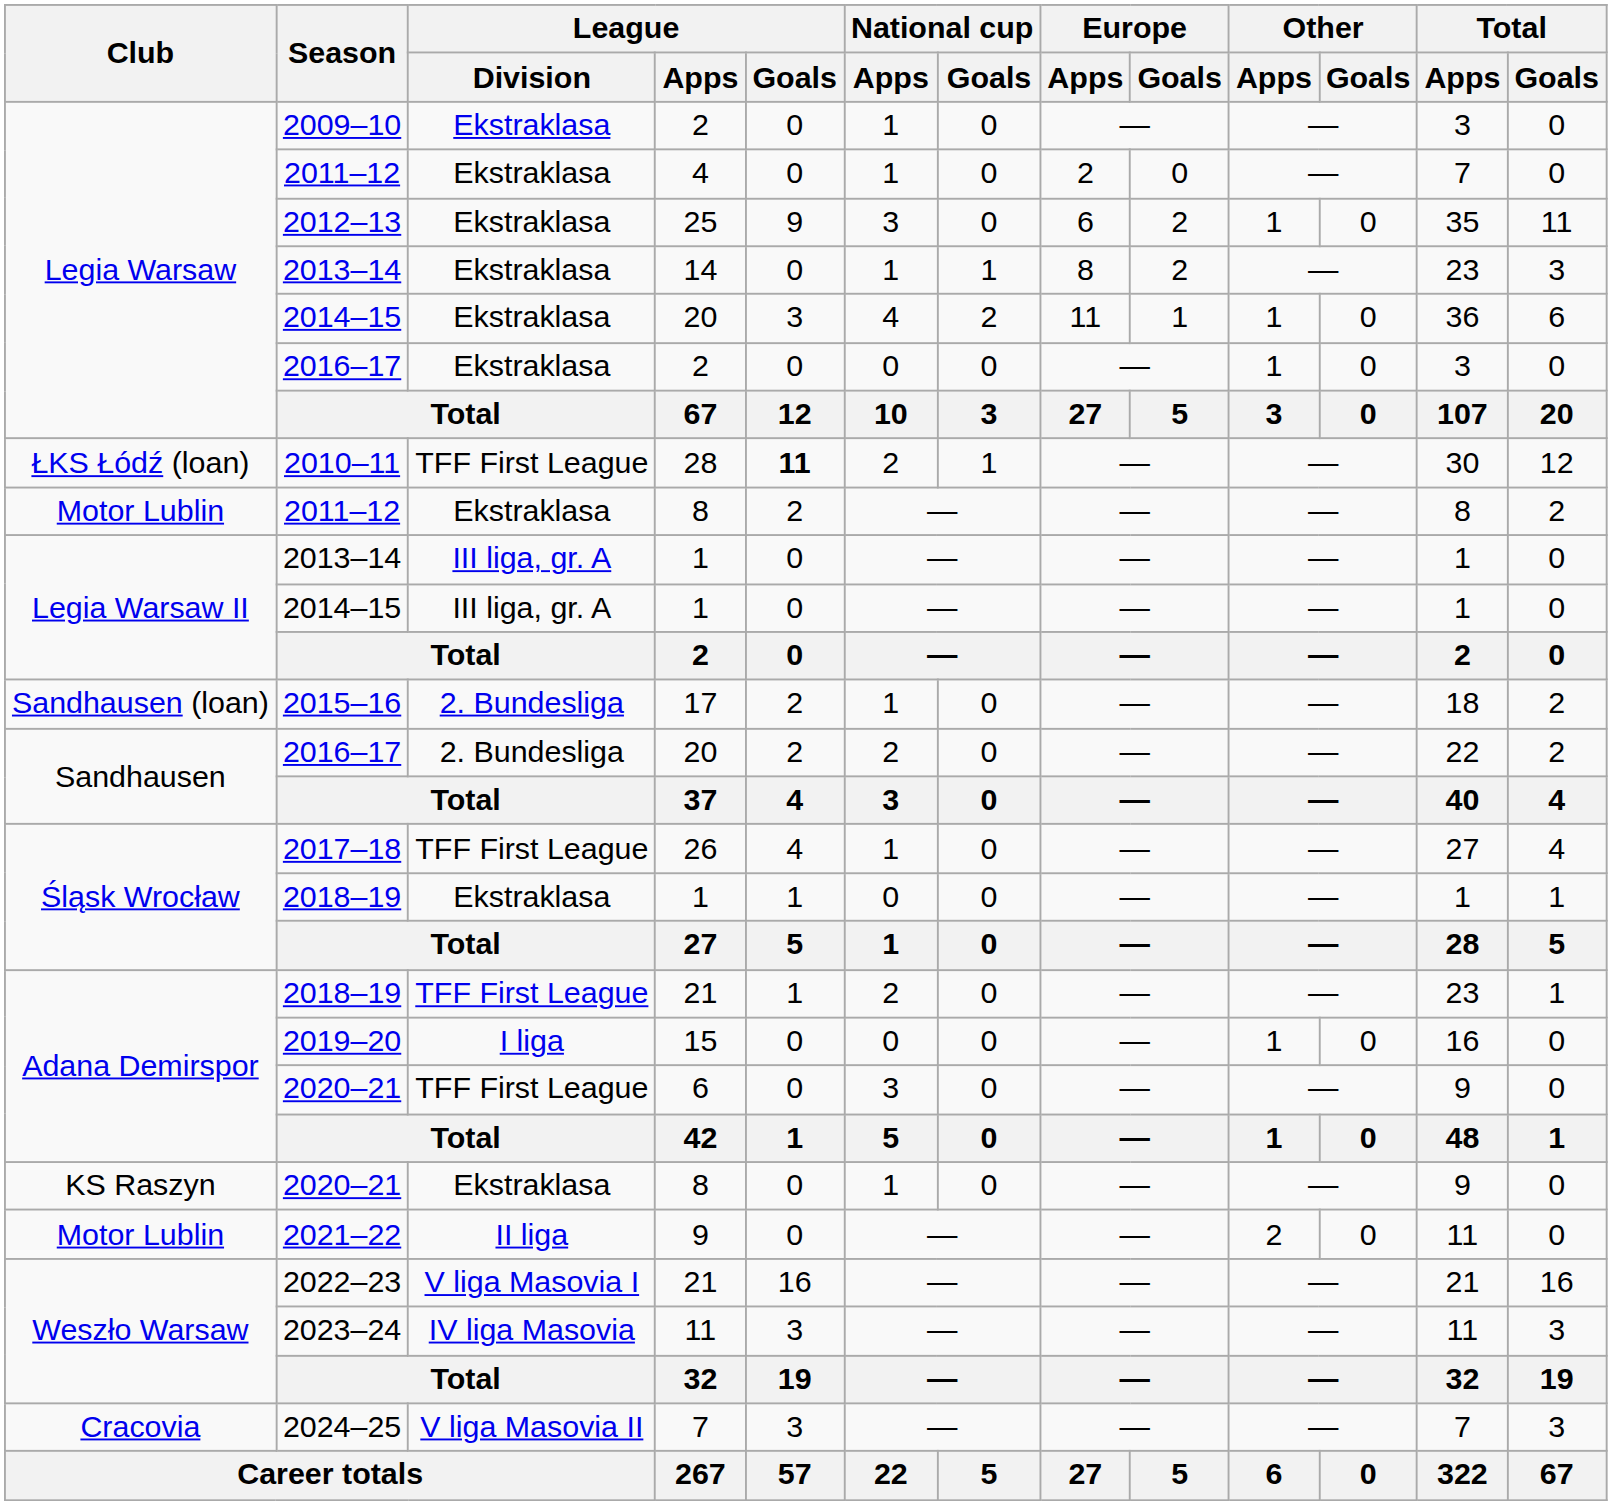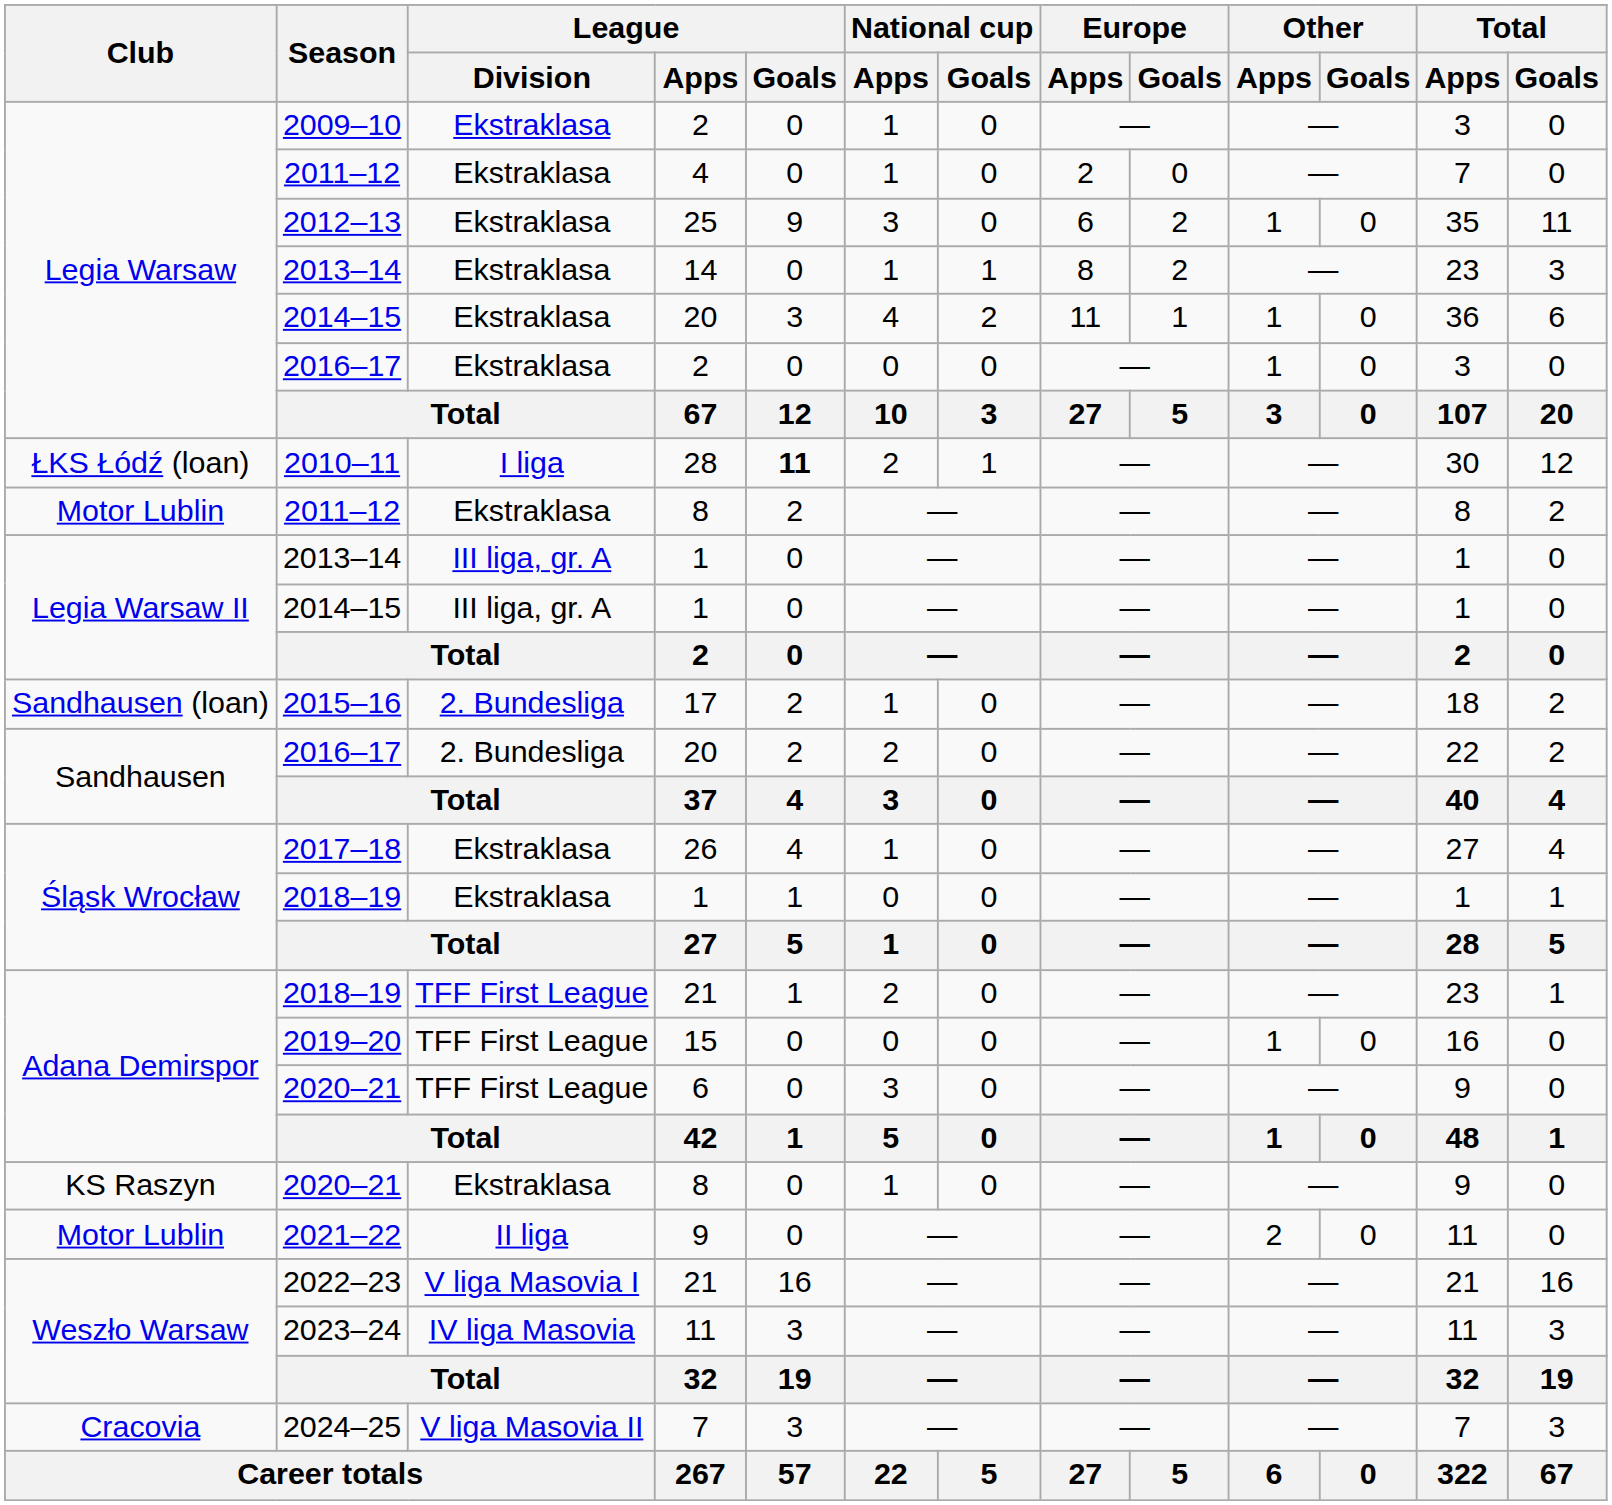(532, 462) TFF First League -> (532, 462) I liga
(532, 848) TFF First League -> (532, 848) Ekstraklasa
(532, 1041) I liga -> (532, 1041) TFF First League
